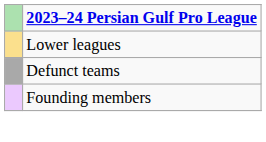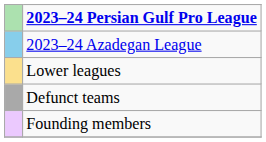+ row: (114, 44)
